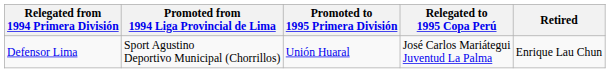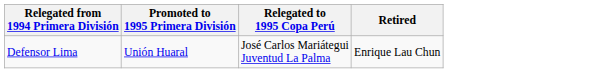- column: (202, 20)
